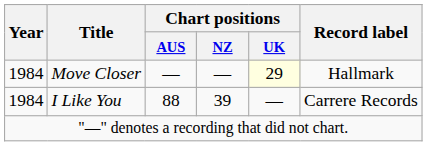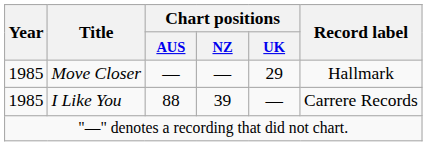(26, 73) 1984 -> (26, 73) 1985
(274, 73) lightyellow background -> (274, 73) no background
(26, 101) 1984 -> (26, 101) 1985
